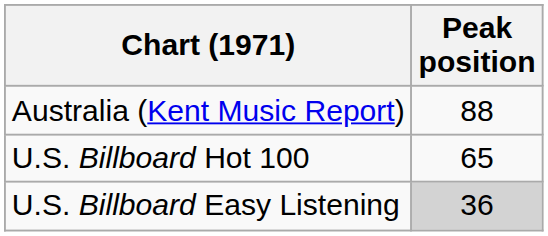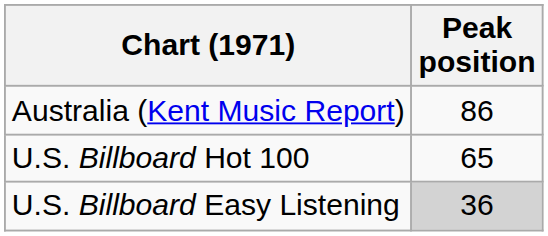(477, 109) 88 -> (477, 109) 86
